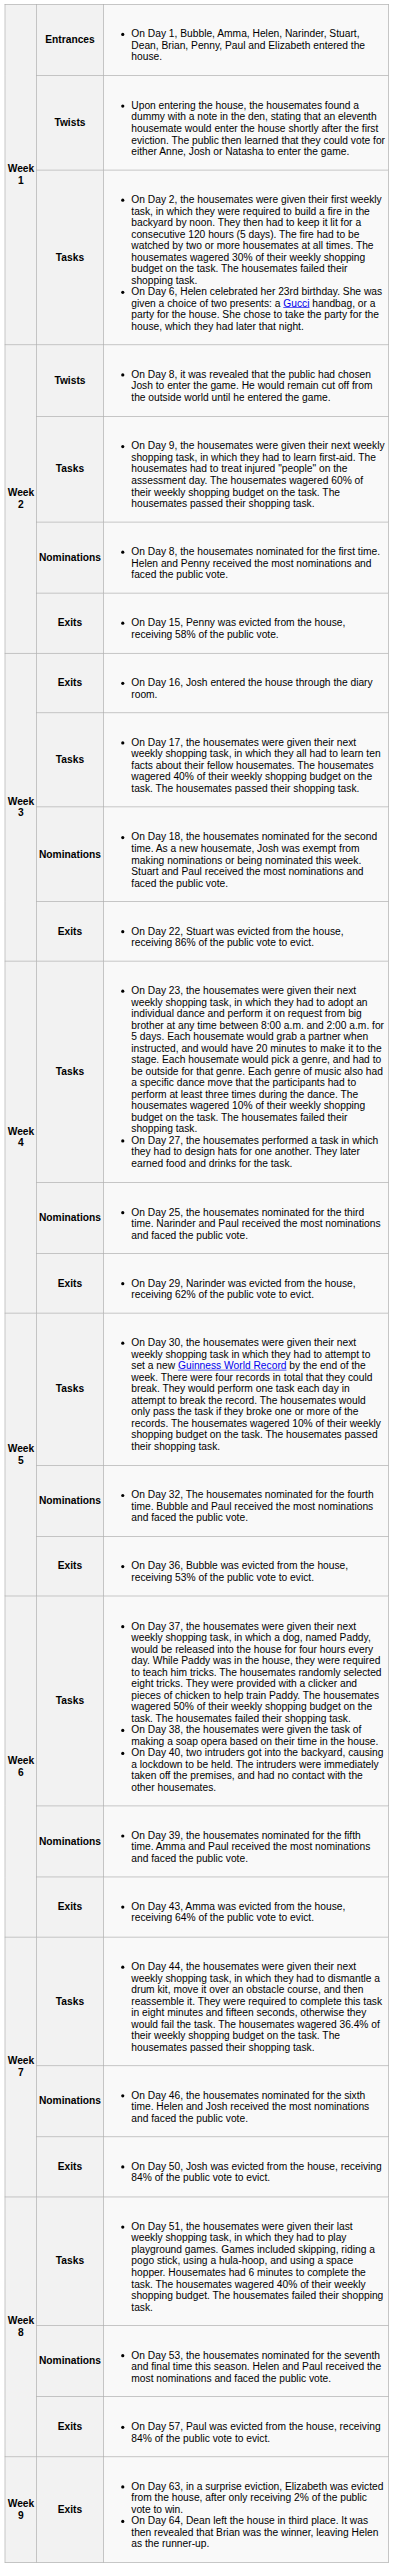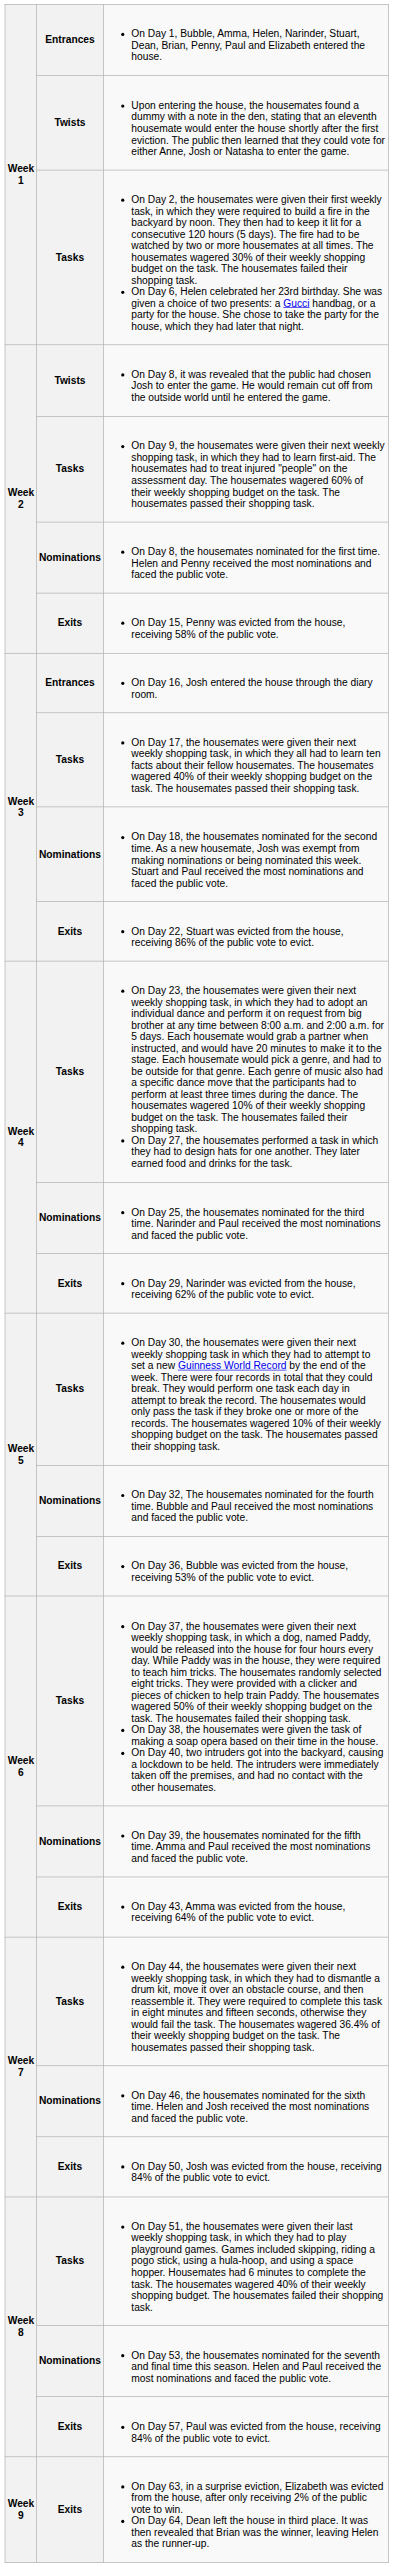(70, 683) Exits -> (70, 683) Entrances
